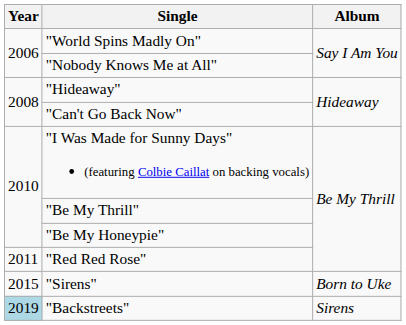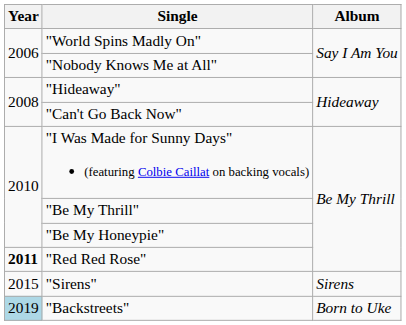(23, 259) normal -> (23, 259) bold
(354, 283) Born to Uke -> (335, 283) Sirens
(335, 308) Sirens -> (354, 308) Born to Uke
